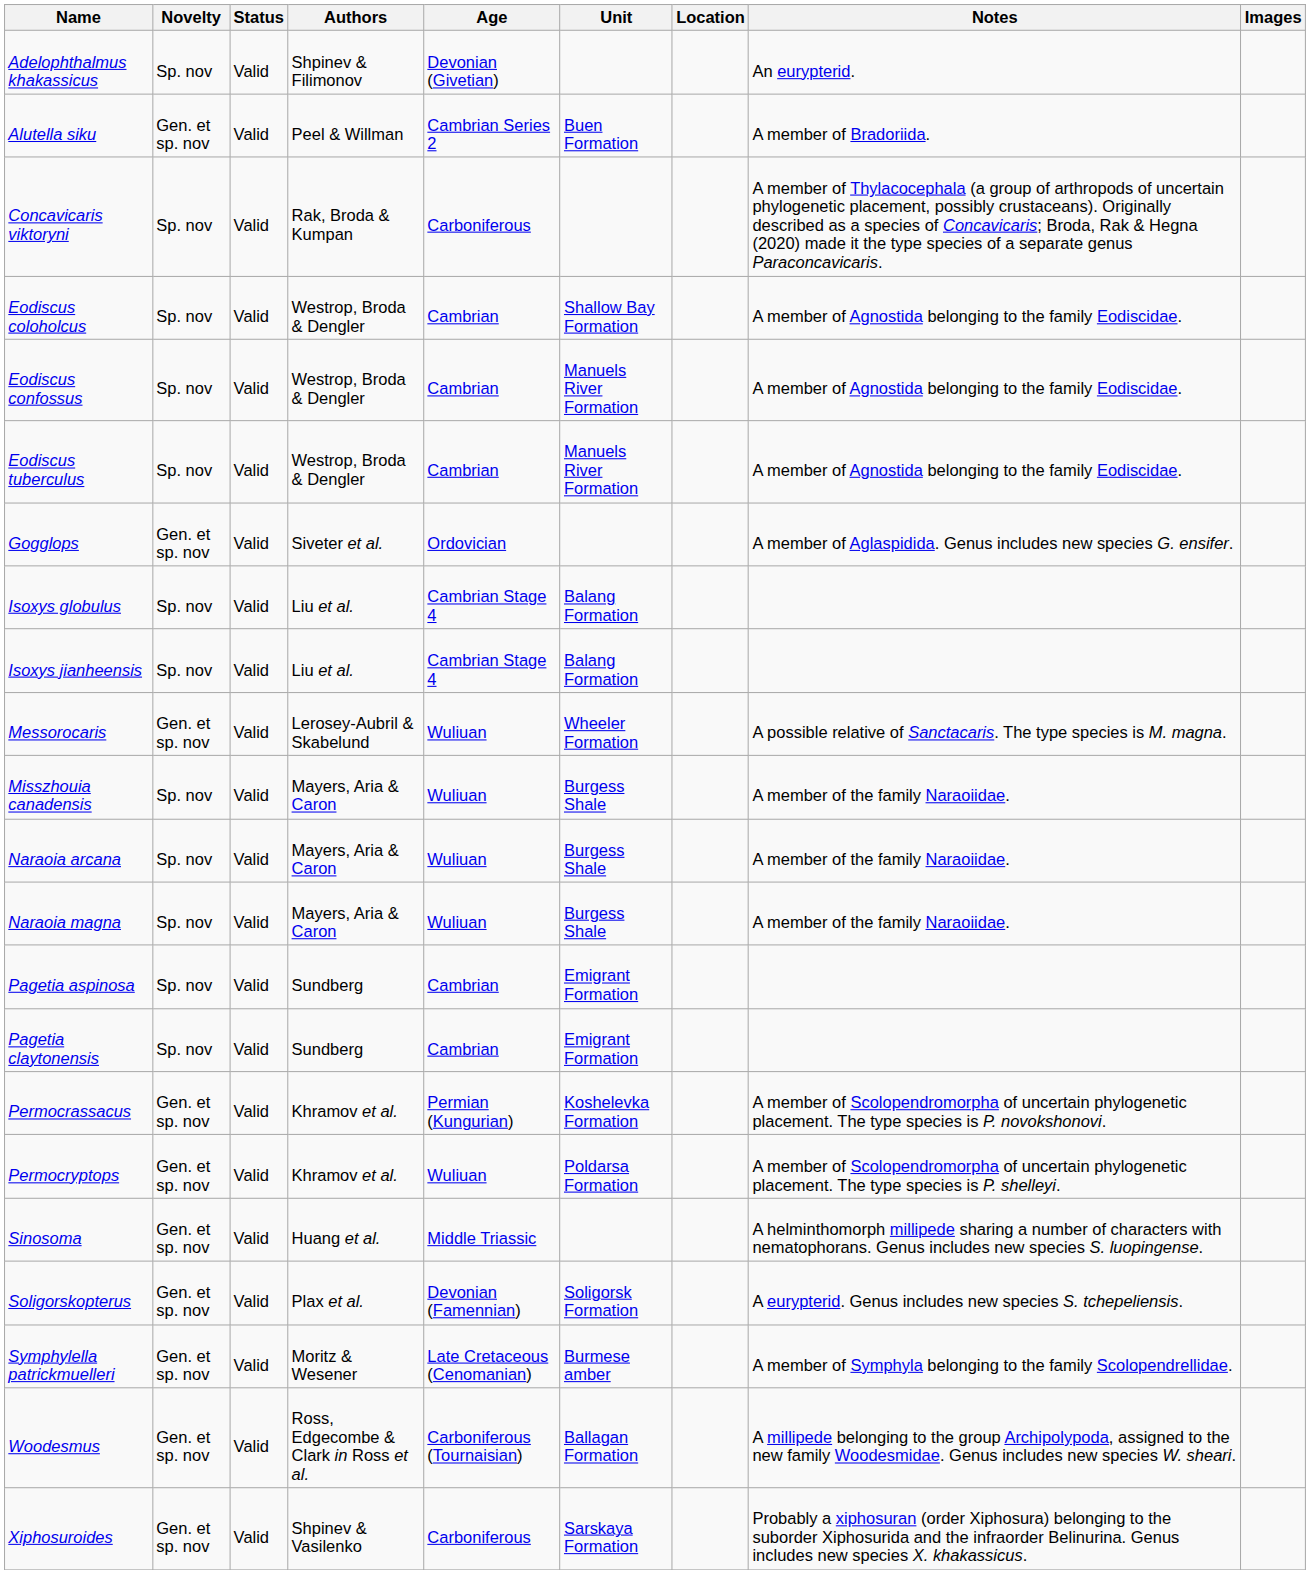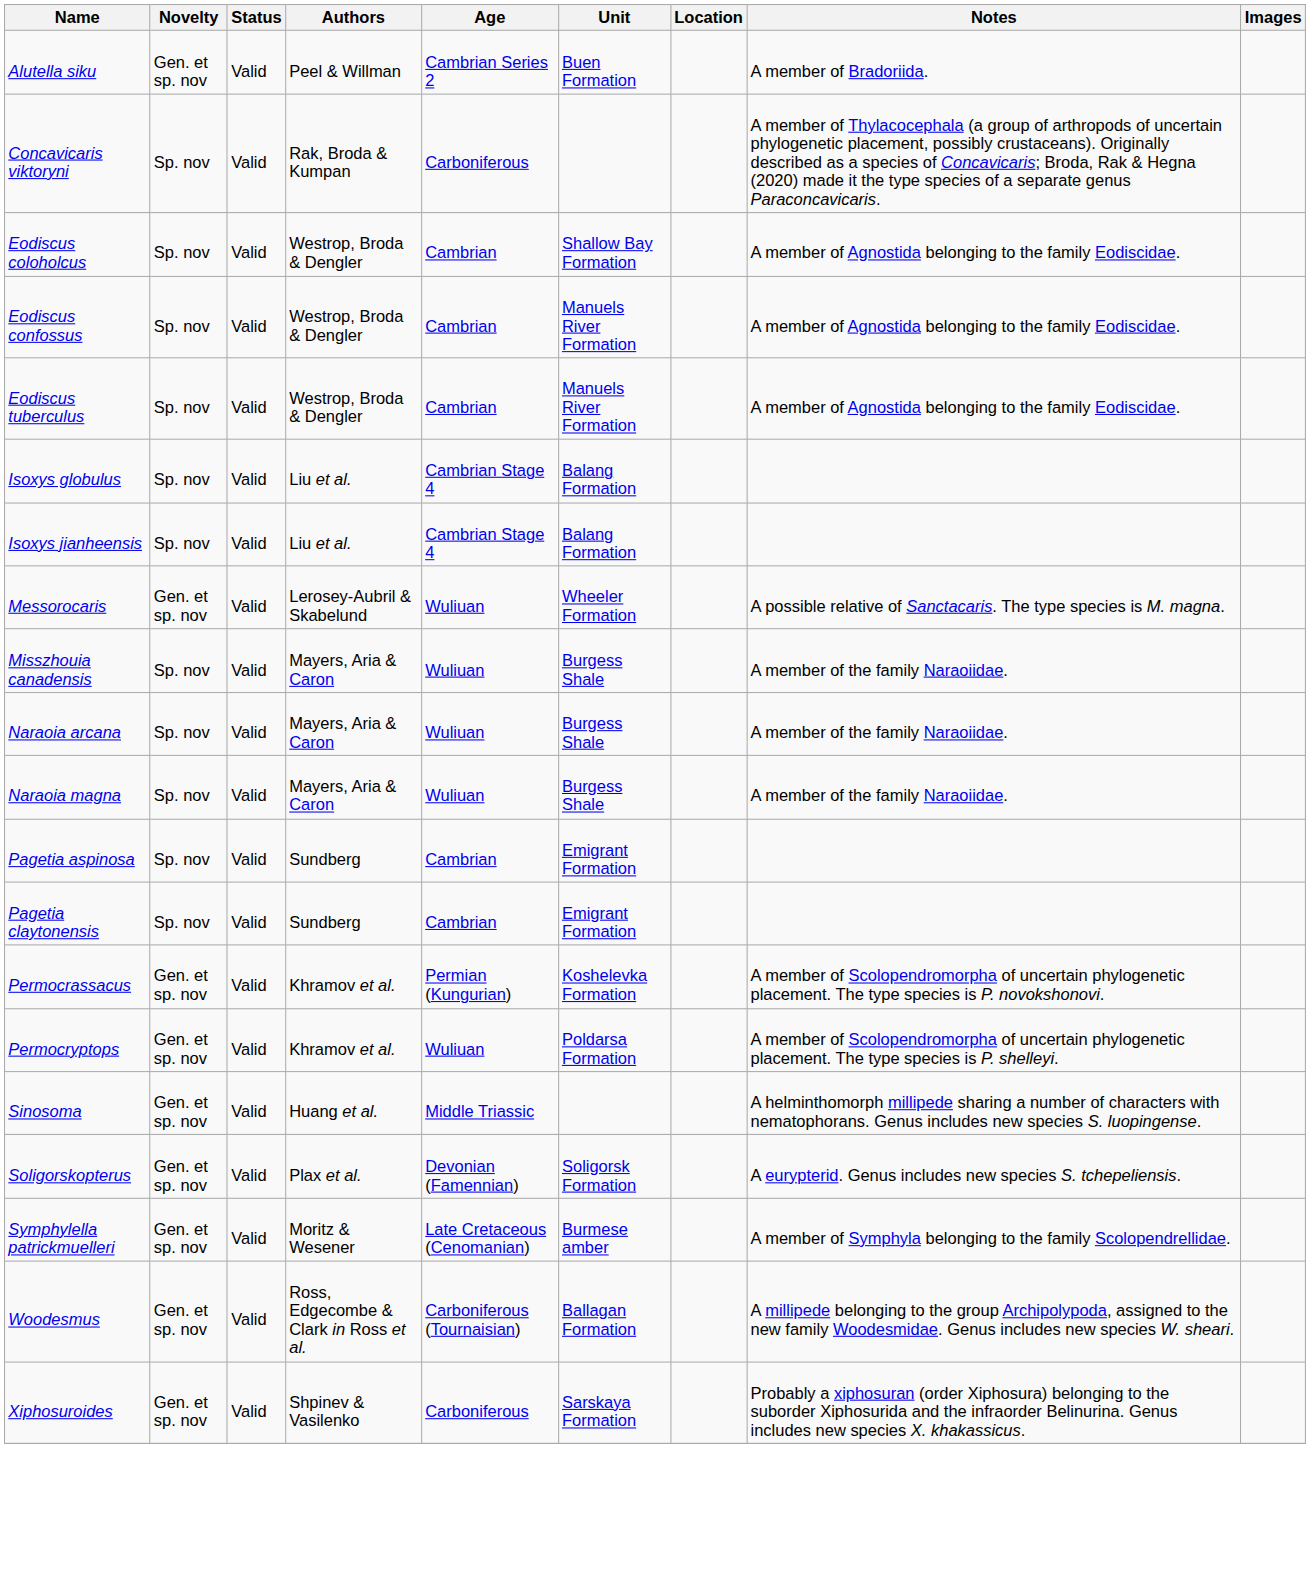- row: (67, 71)
- row: (44, 543)
